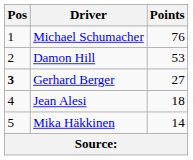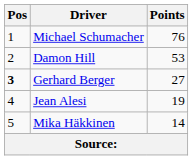(178, 101) 18 -> (178, 101) 19
